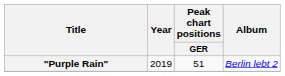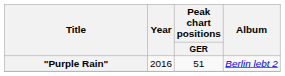(161, 63) 2019 -> (161, 63) 2016
